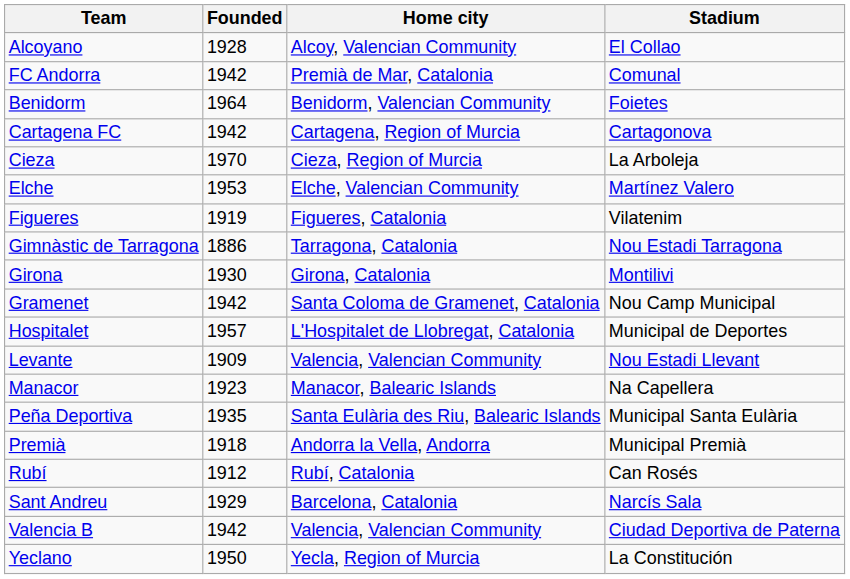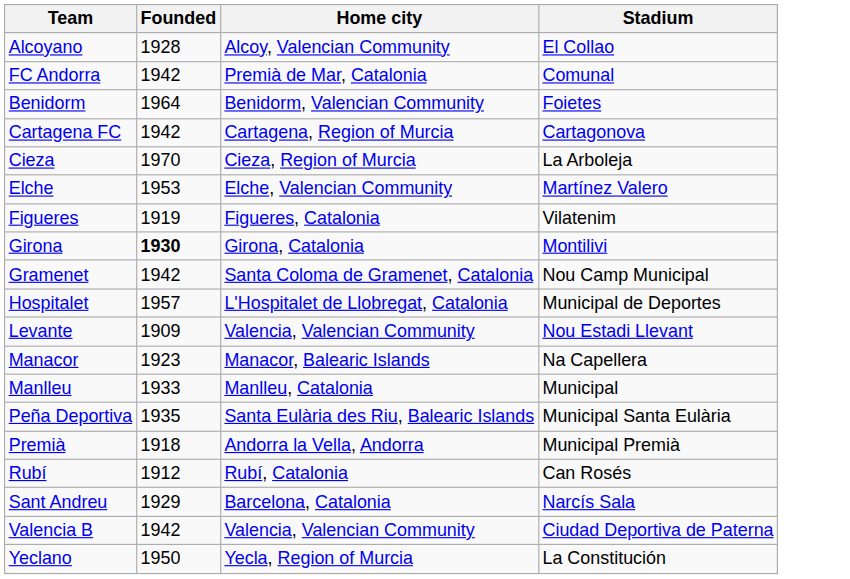- row: (104, 246)
(227, 274) normal -> (160, 246) bold
+ row: (40, 388)
